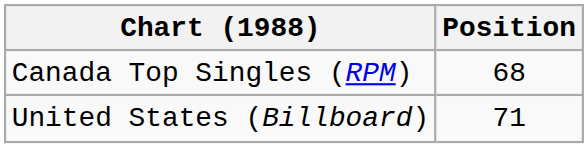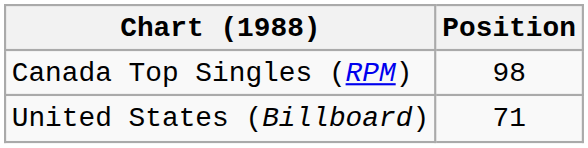(509, 73) 68 -> (509, 73) 98
